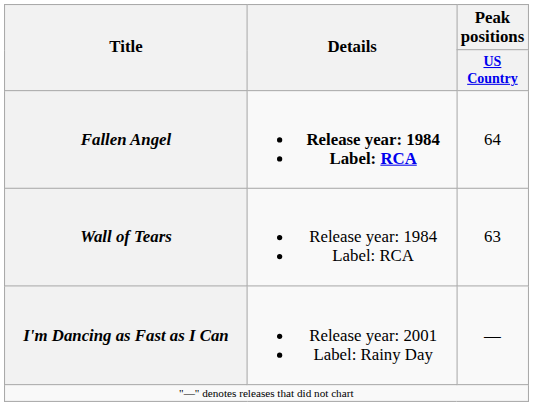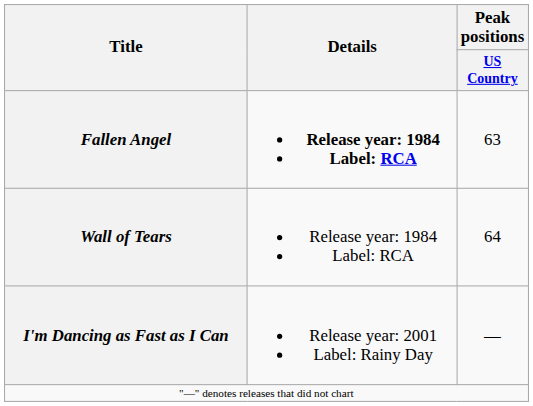(492, 139) 64 -> (492, 139) 63
(492, 237) 63 -> (492, 237) 64
